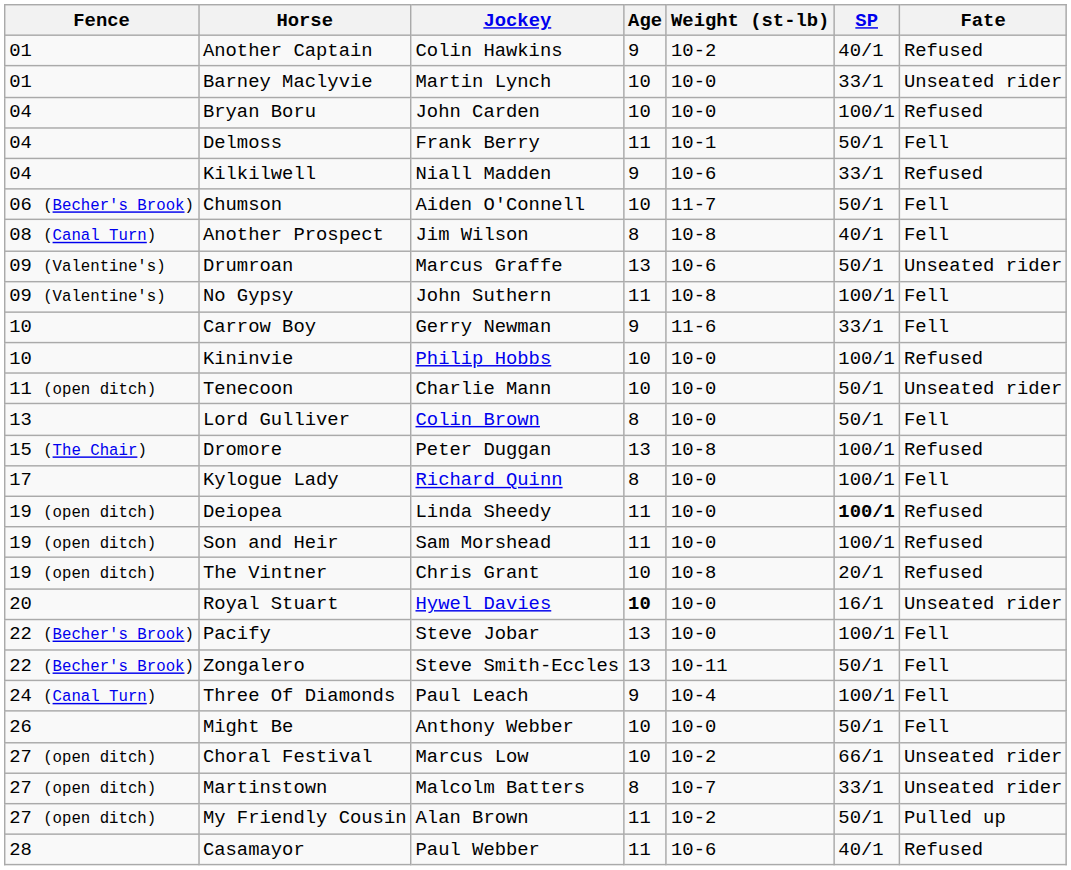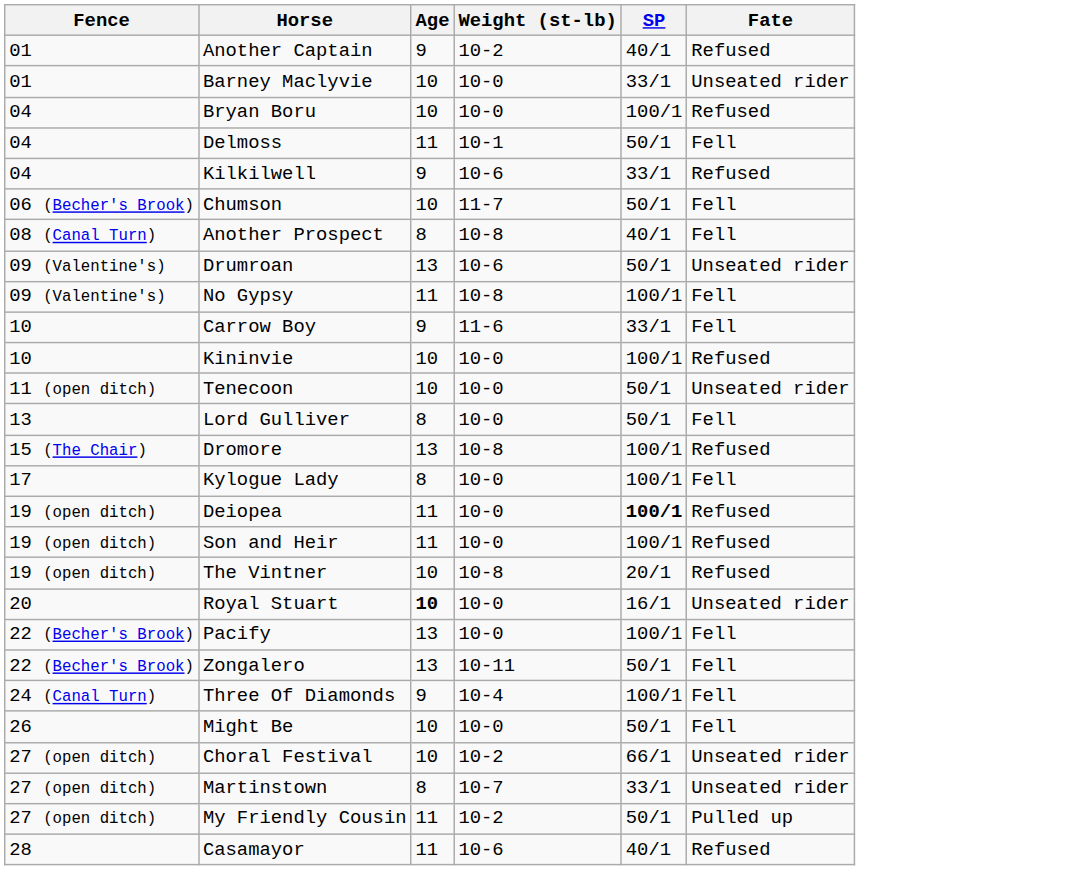- column: (517, 20)
